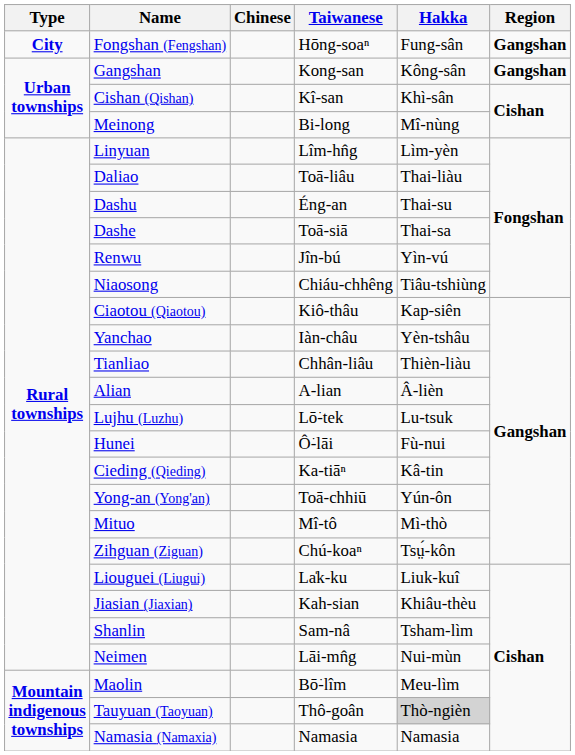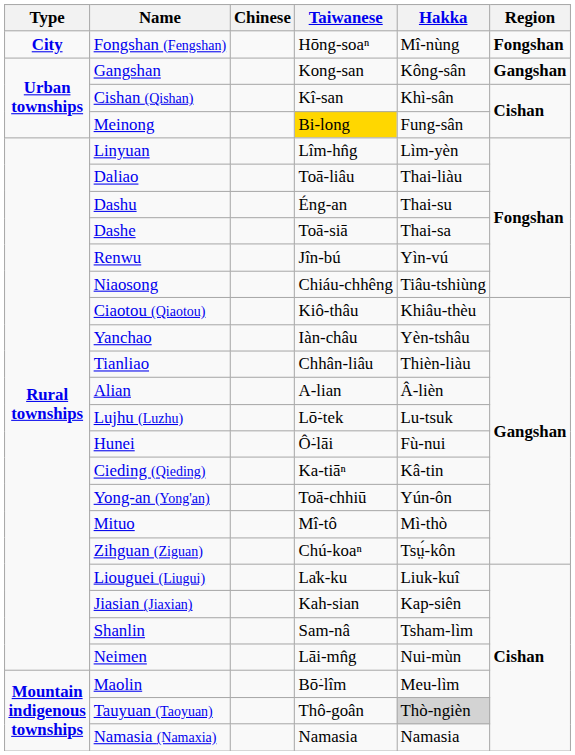(432, 44) Fung-sân -> (430, 44) Mî-nùng
(530, 44) Gangshan -> (529, 44) Fongshan
(324, 124) no background -> (324, 124) gold background
(430, 124) Mî-nùng -> (432, 124) Fung-sân
(431, 310) Kap-siên -> (438, 310) Khiâu-thèu
(438, 603) Khiâu-thèu -> (431, 603) Kap-siên
